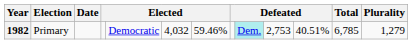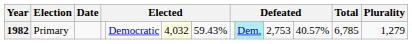(176, 30) no background -> (176, 30) lightyellow background
(211, 30) 59.46% -> (211, 30) 59.43%
(312, 30) 40.51% -> (312, 30) 40.57%
